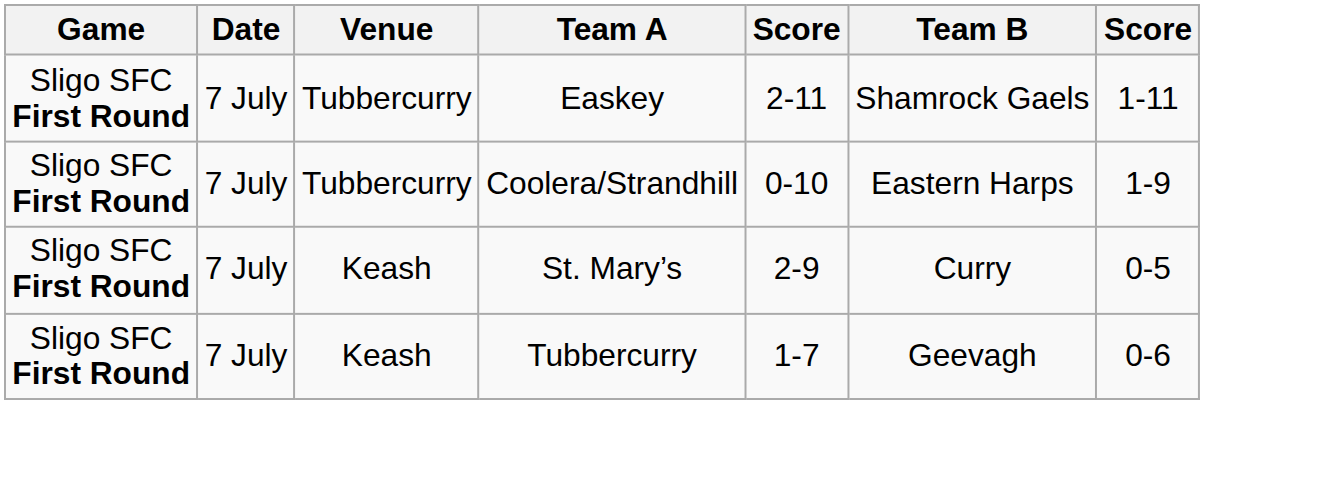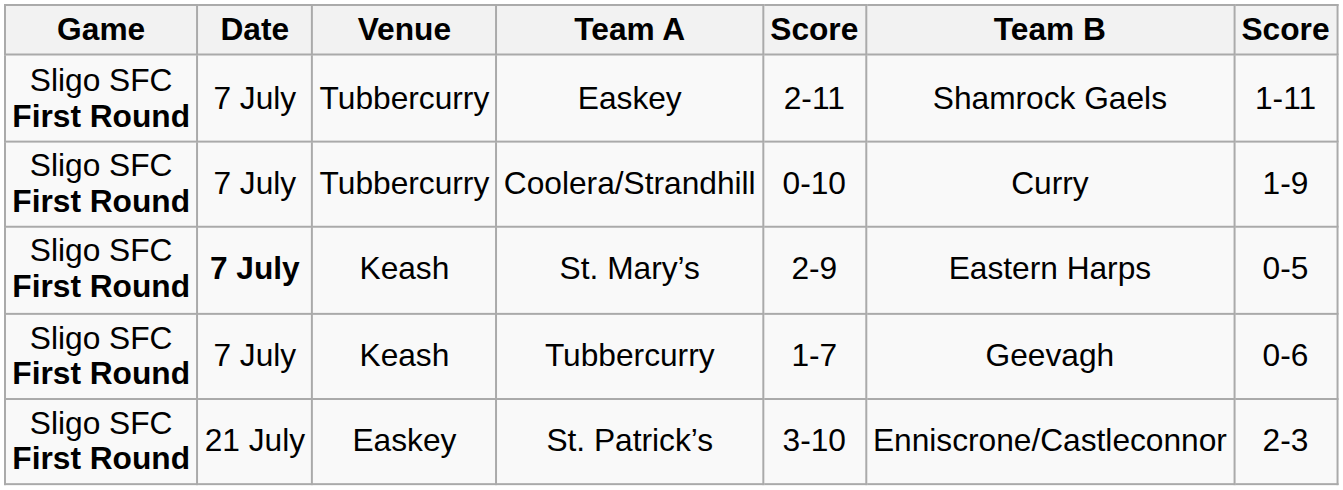(972, 183) Eastern Harps -> (1050, 183) Curry
(246, 269) normal -> (255, 269) bold
(972, 269) Curry -> (1050, 269) Eastern Harps
+ row: (630, 441)
